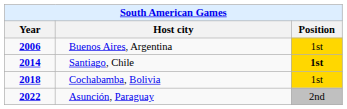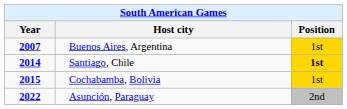(30, 46) 2006 -> (30, 46) 2007
(30, 79) 2018 -> (30, 79) 2015
